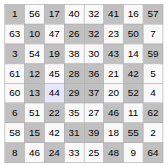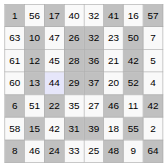- row: (15, 53)
(153, 113) 62 -> (153, 106) 42
